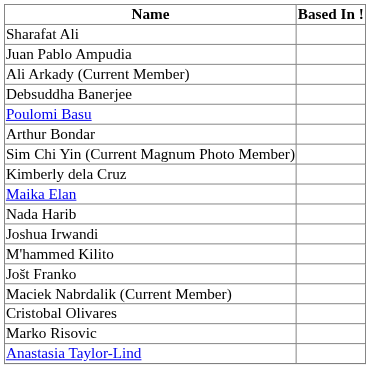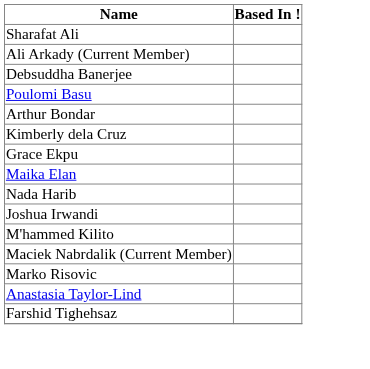- row: (69, 54)
- row: (150, 154)
+ row: (42, 154)
- row: (41, 273)
- row: (61, 313)
+ row: (61, 313)
